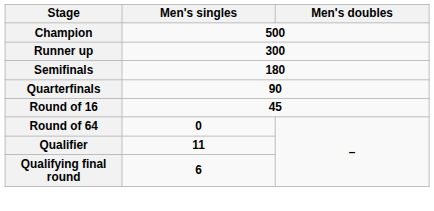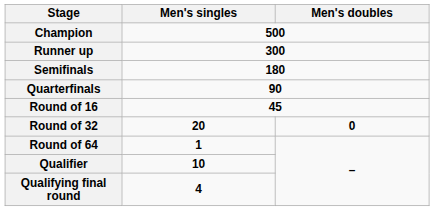+ row: (64, 126)
(199, 126) 0 -> (199, 145) 1
(199, 145) 11 -> (199, 164) 10
(199, 170) 6 -> (199, 189) 4
